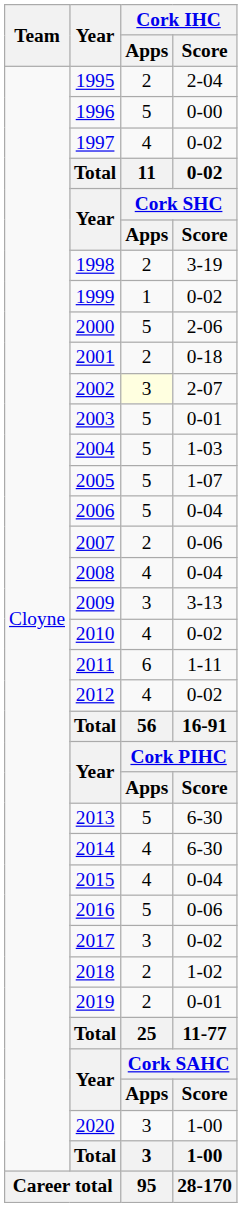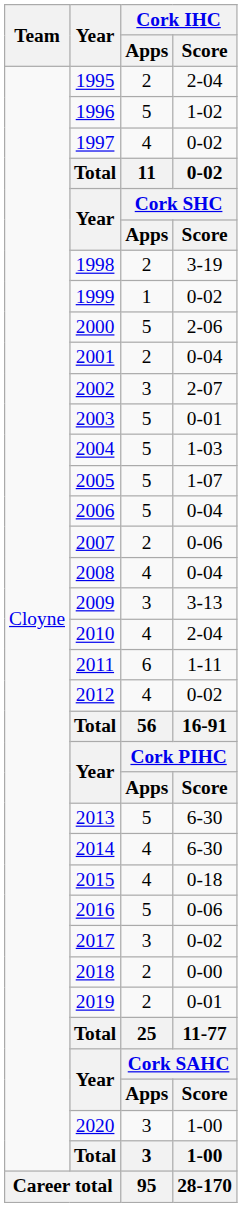(205, 111) 0-00 -> (205, 111) 1-02
(205, 357) 0-18 -> (205, 357) 0-04
(147, 388) lightyellow background -> (147, 388) no background
(205, 633) 0-02 -> (205, 633) 2-04
(205, 879) 0-04 -> (205, 879) 0-18
(205, 971) 1-02 -> (205, 971) 0-00
